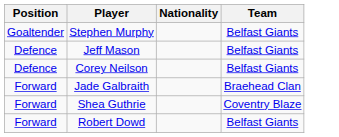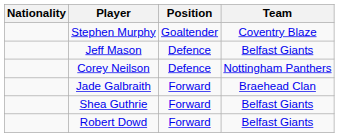columns swapped: (36, 13) <-> (189, 13)
(262, 31) Belfast Giants -> (277, 31) Coventry Blaze
(262, 68) Belfast Giants -> (277, 68) Nottingham Panthers
(262, 104) Coventry Blaze -> (277, 104) Belfast Giants
